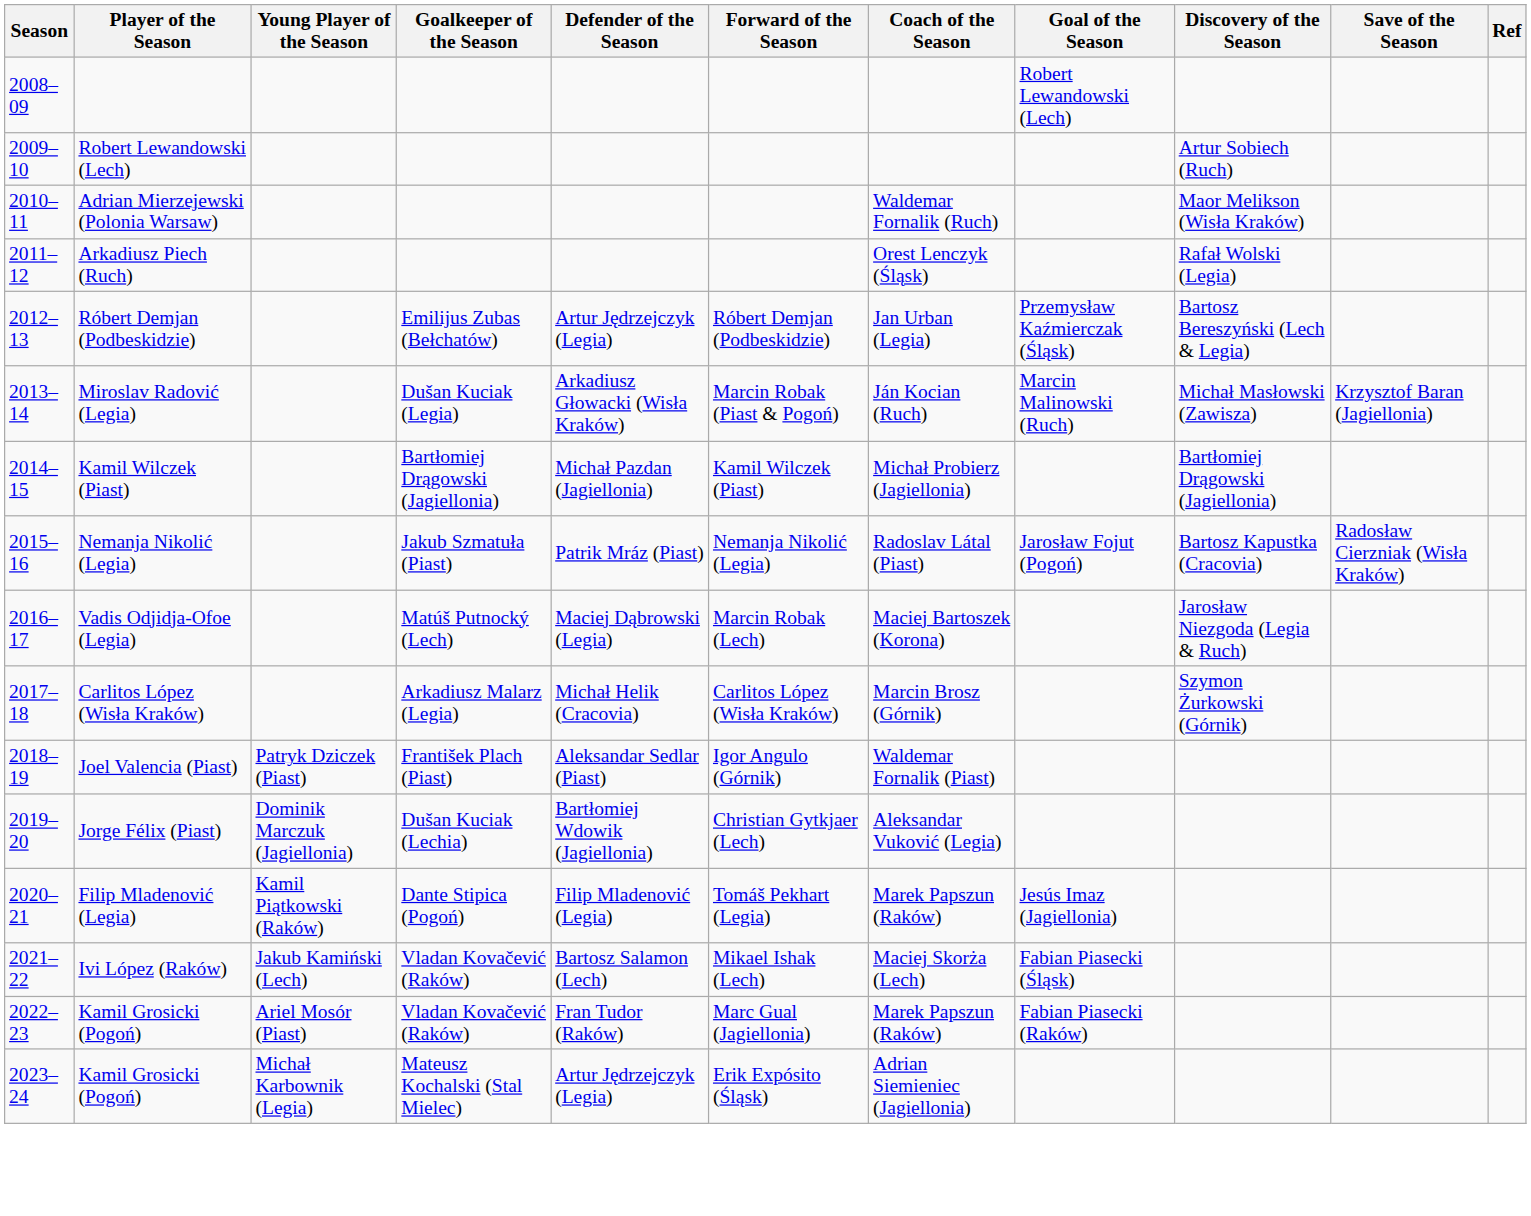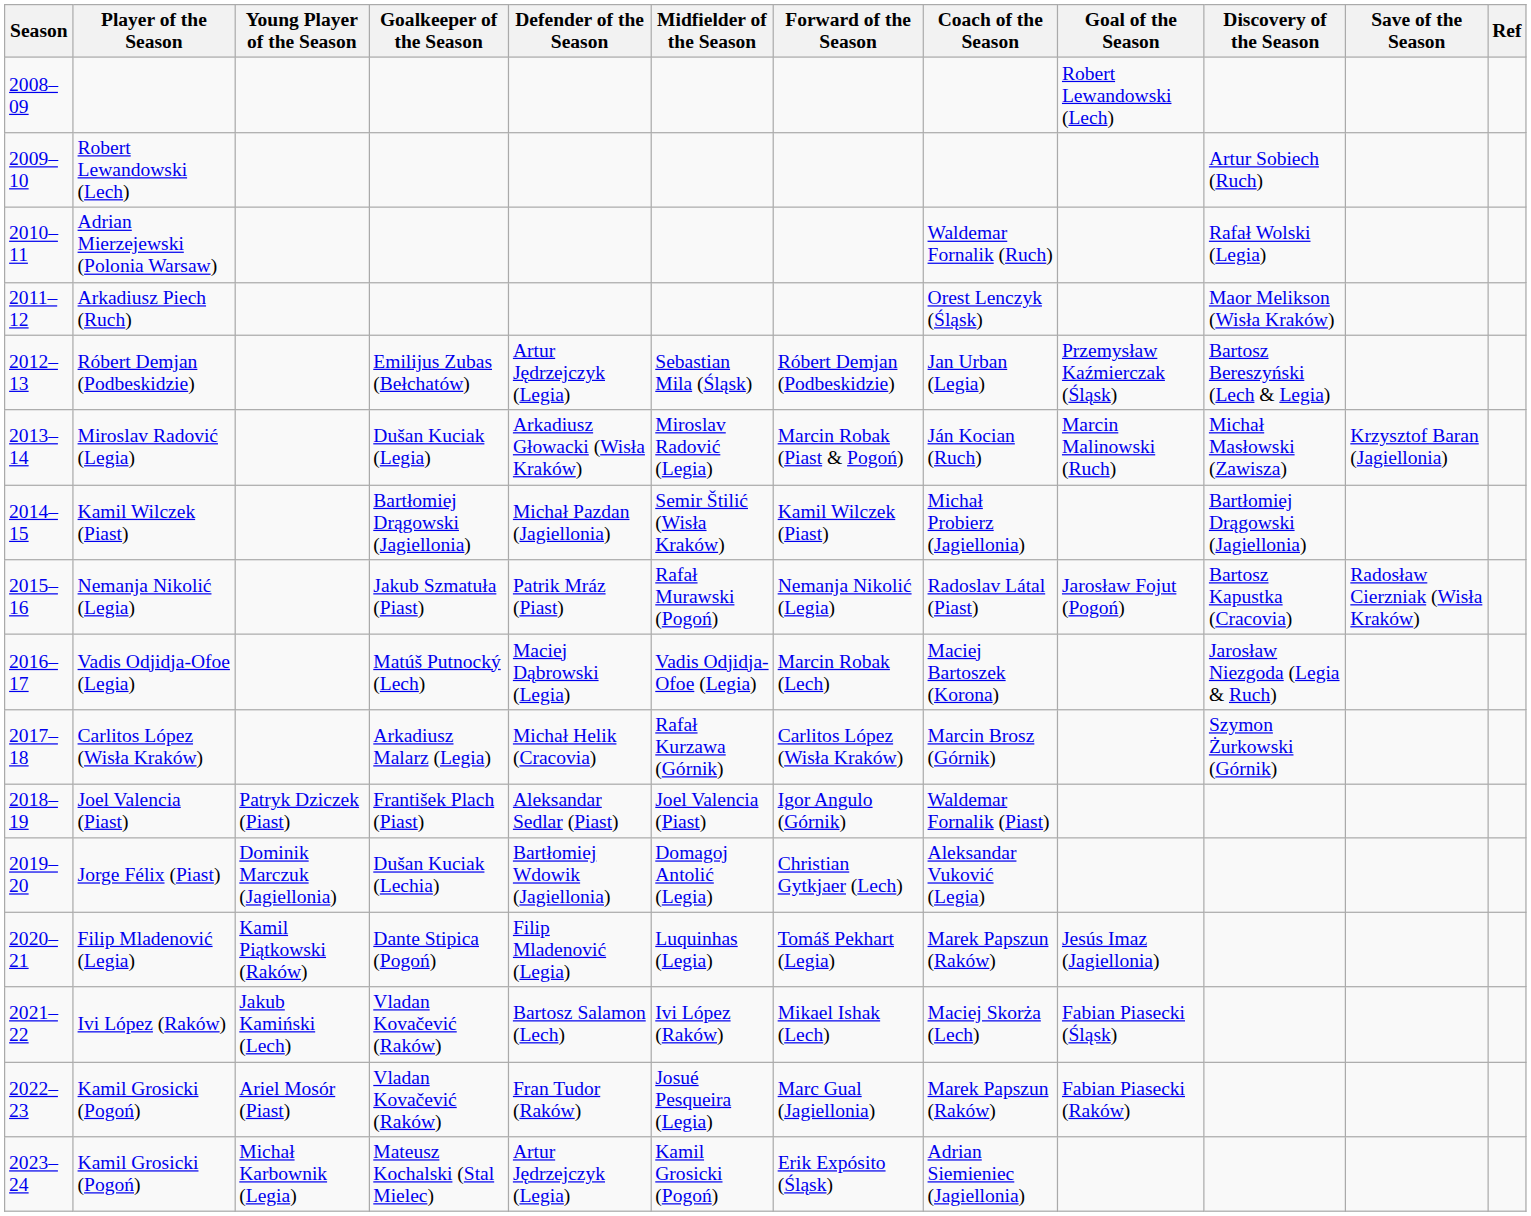+ column: (712, 30)
(1241, 211) Maor Melikson (Wisła Kraków) -> (1260, 244) Rafał Wolski (Legia)
(1230, 264) Rafał Wolski (Legia) -> (1272, 308) Maor Melikson (Wisła Kraków)
